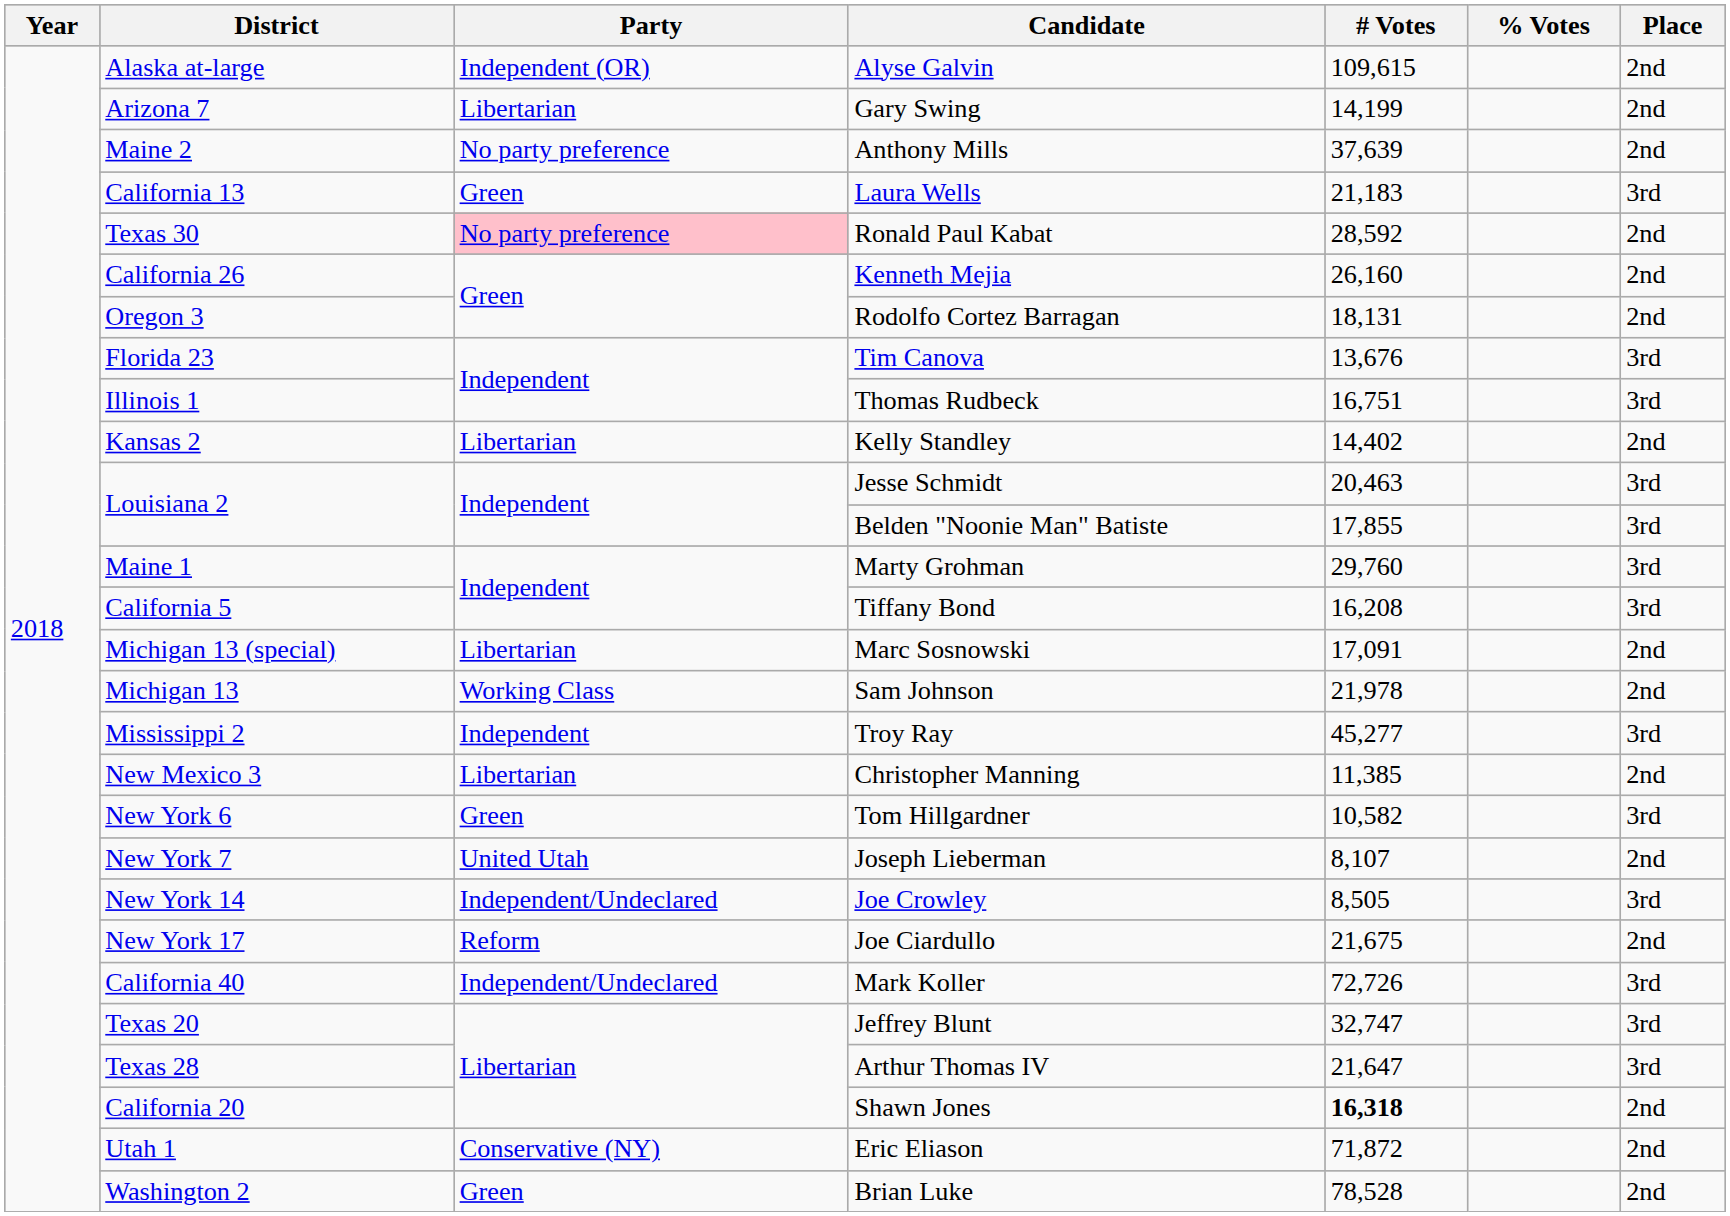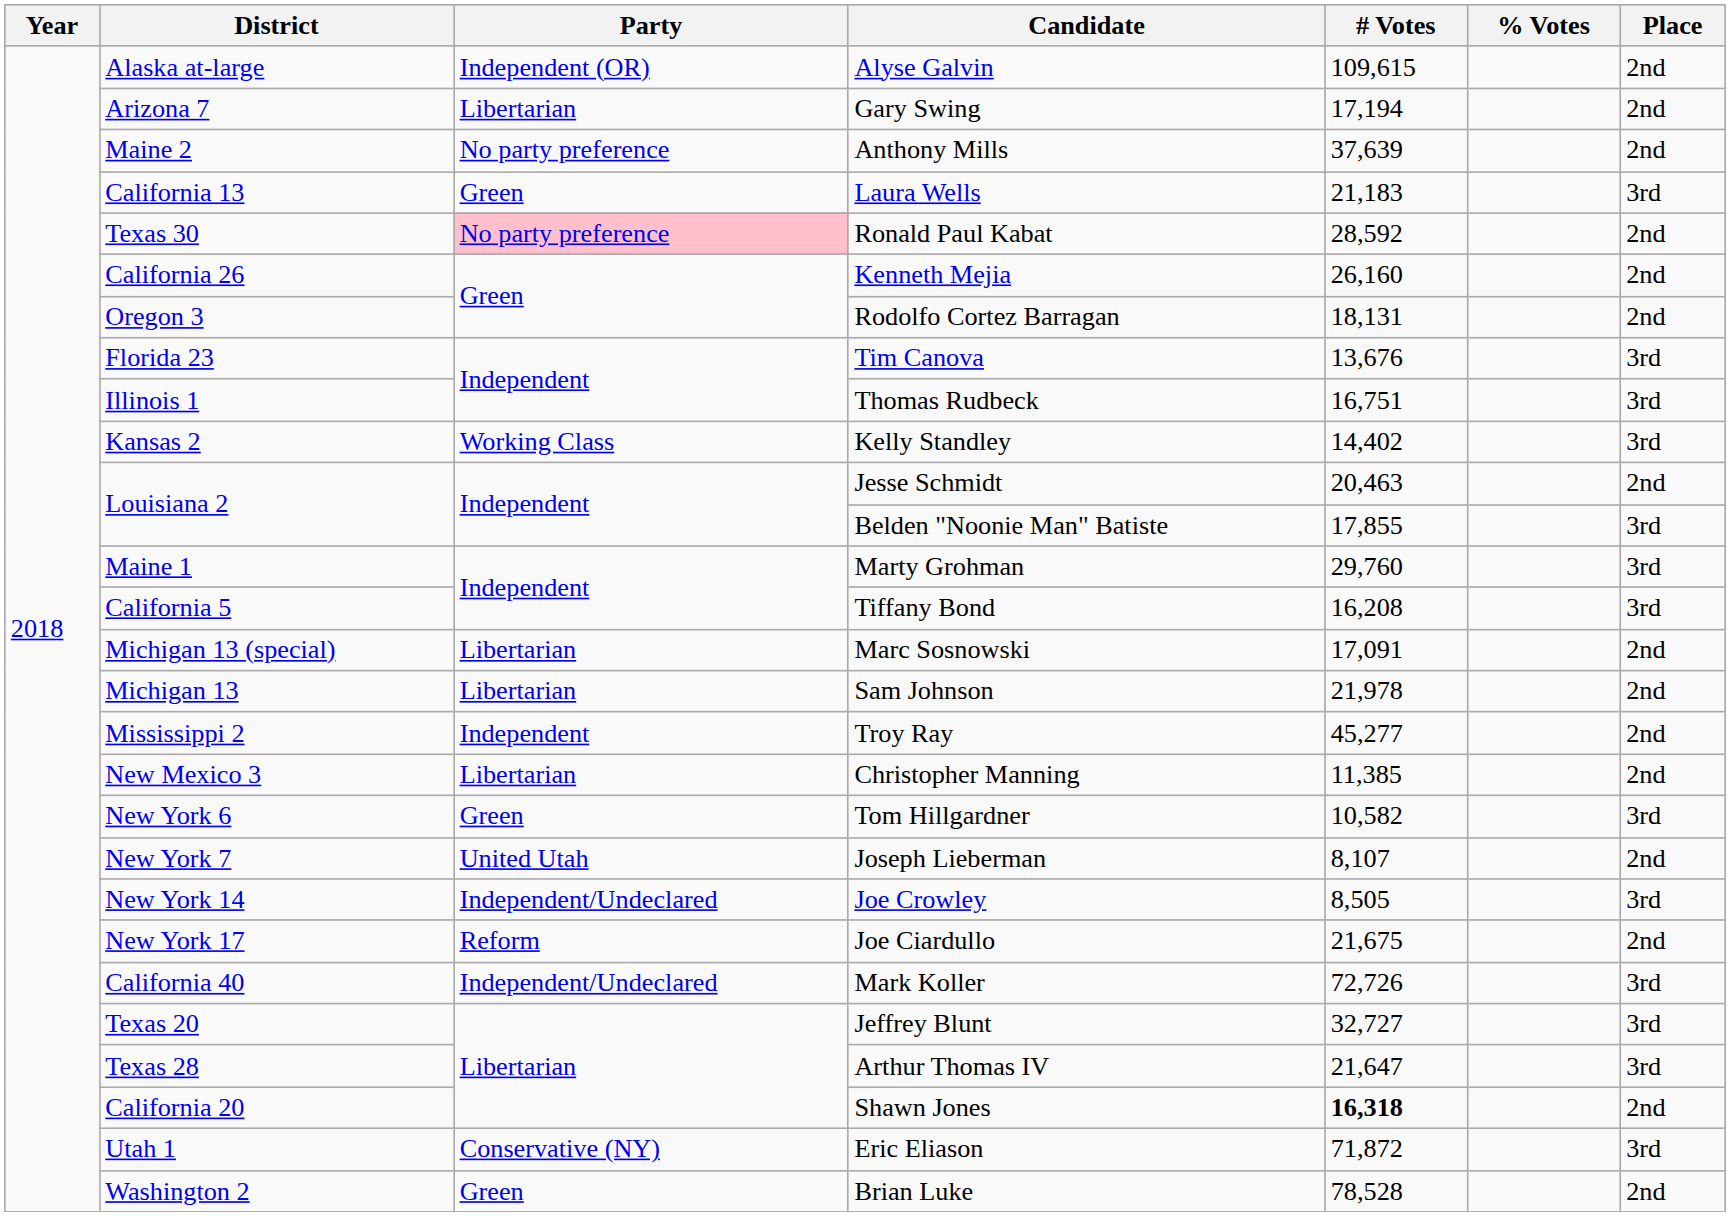(1367, 108) 14,199 -> (1367, 108) 17,194
(518, 441) Libertarian -> (537, 441) Working Class
(1646, 441) 2nd -> (1644, 441) 3rd
(1644, 483) 3rd -> (1646, 483) 2nd
(537, 691) Working Class -> (518, 691) Libertarian
(1644, 732) 3rd -> (1646, 732) 2nd
(1367, 1024) 32,747 -> (1367, 1024) 32,727
(1646, 1148) 2nd -> (1644, 1148) 3rd
